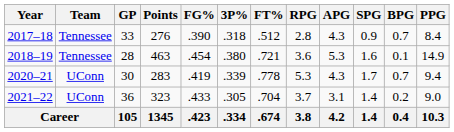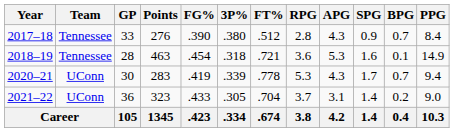(234, 35) .318 -> (234, 35) .380
(234, 55) .380 -> (234, 55) .318
